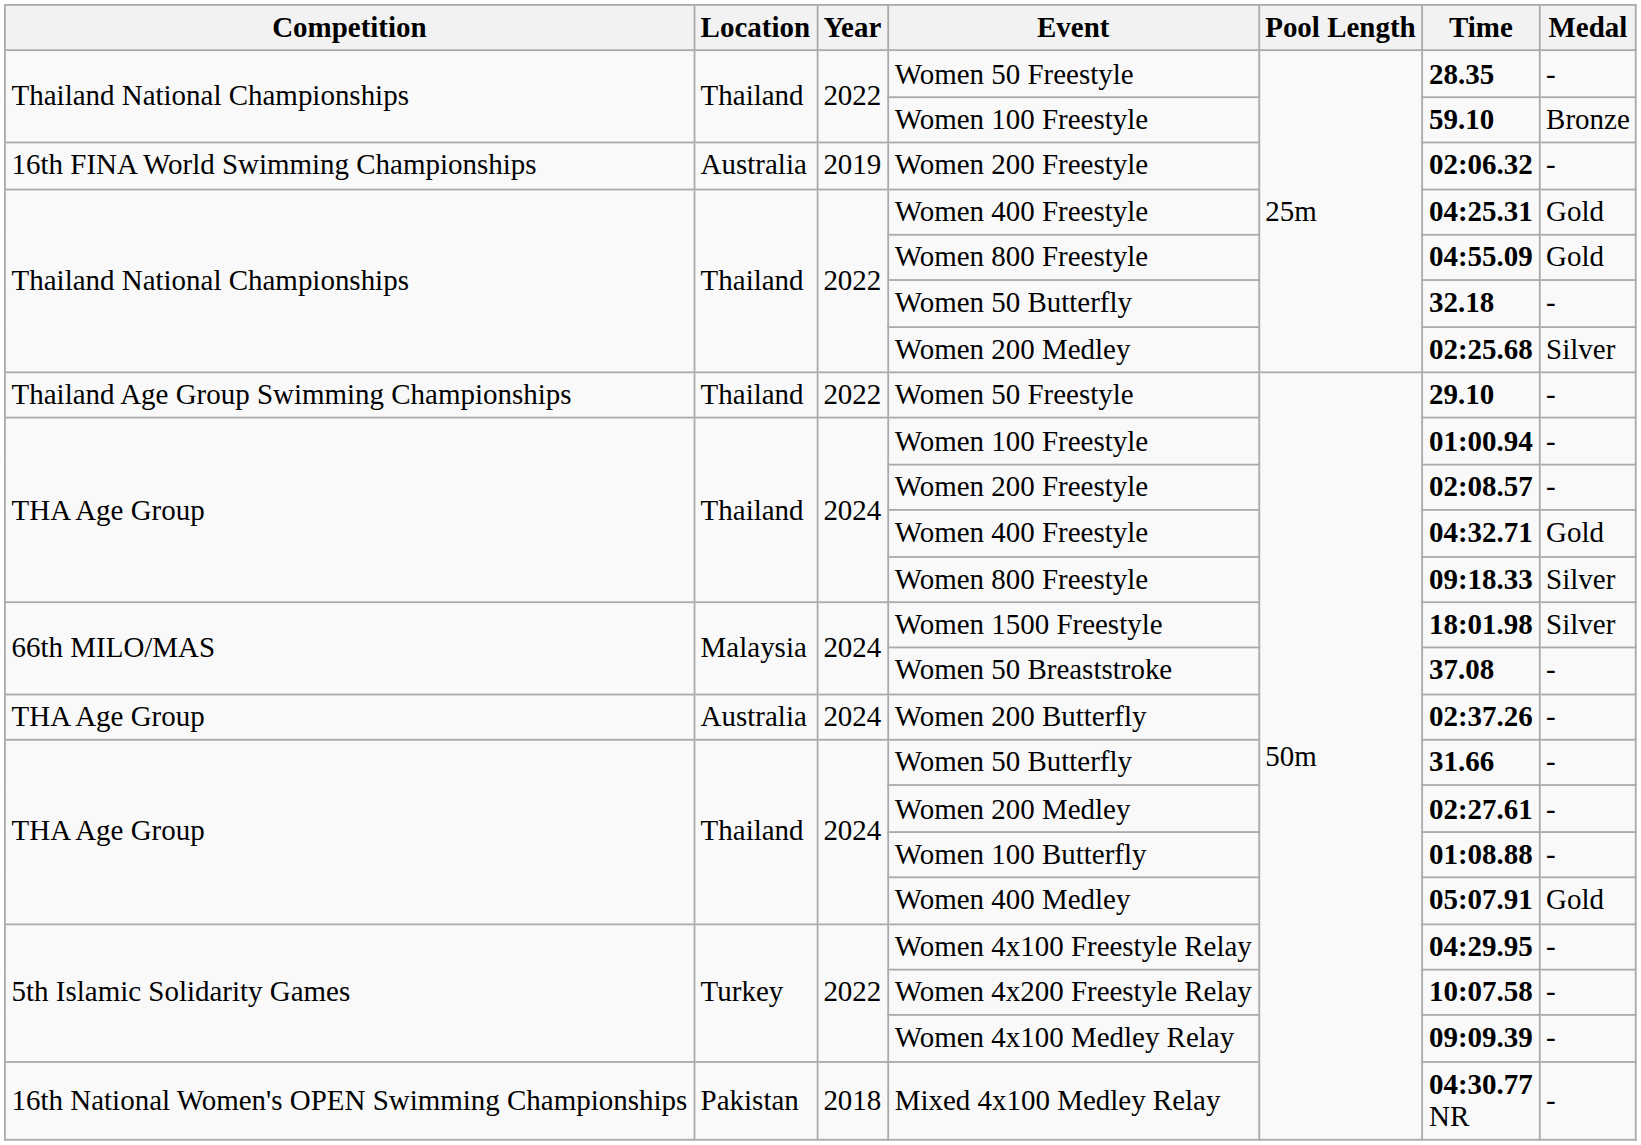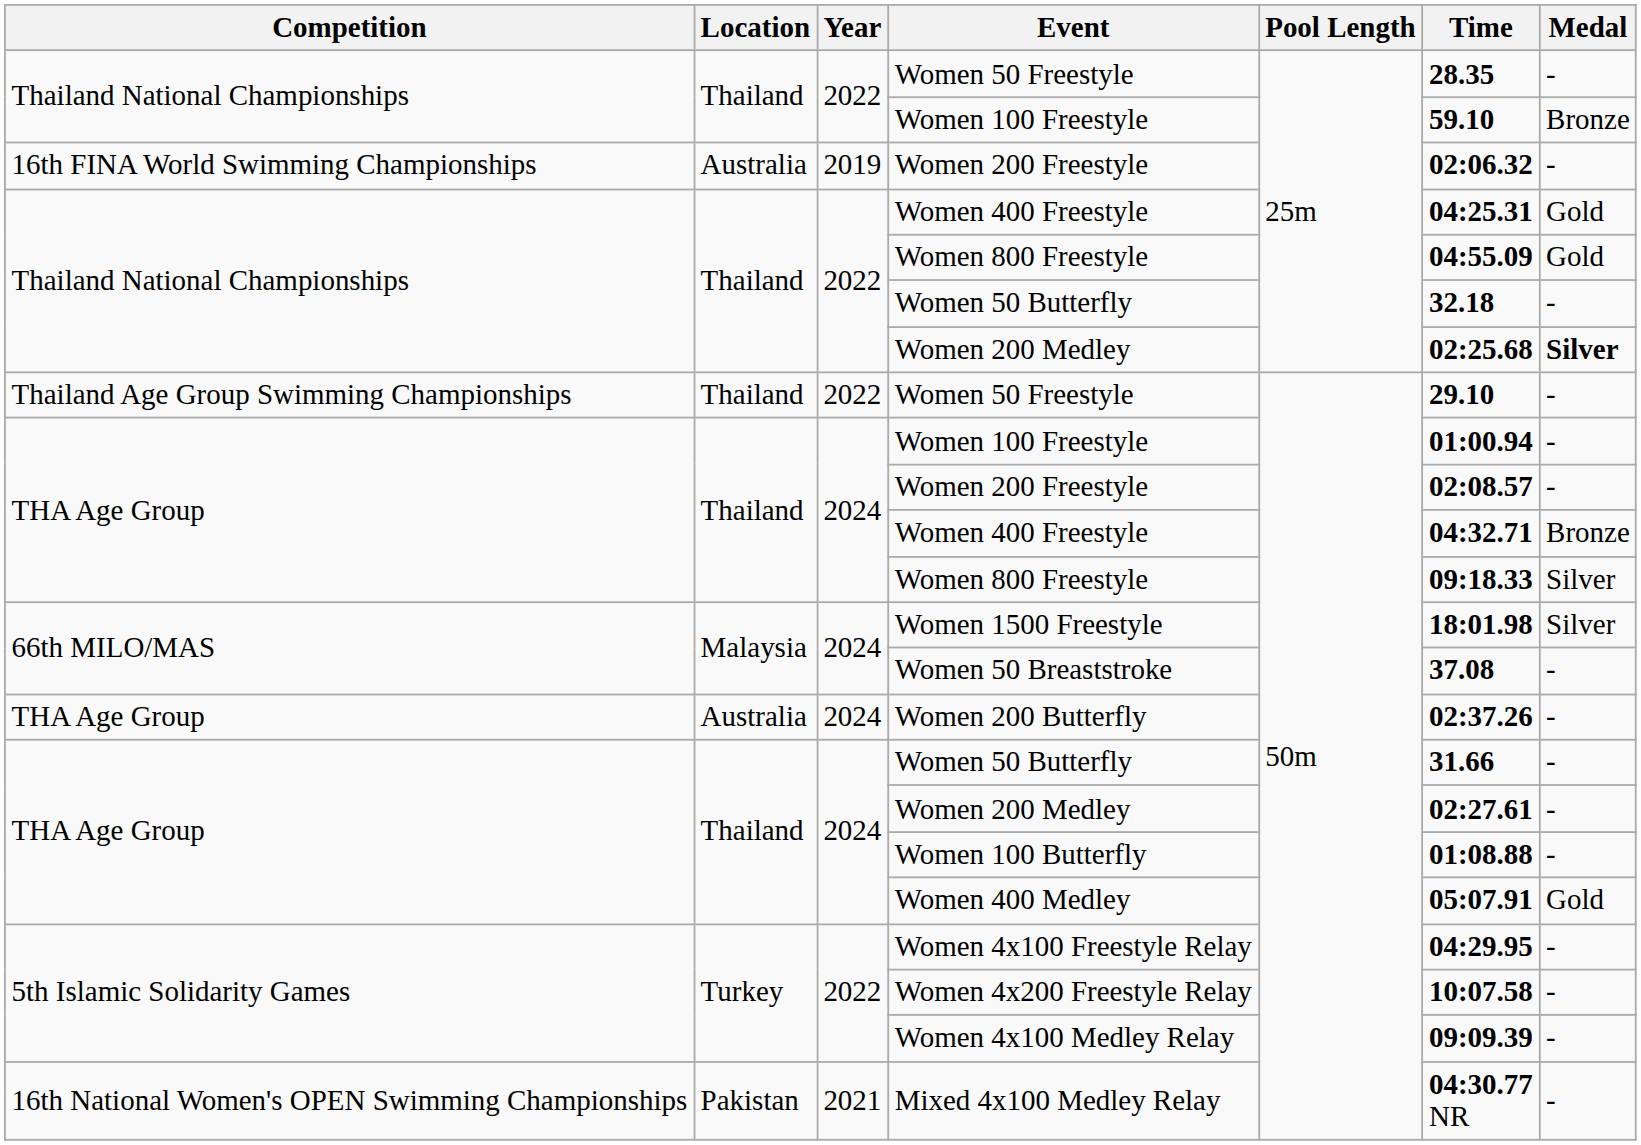(1581, 348) normal -> (1582, 348) bold
(1575, 532) Gold -> (1588, 532) Bronze
(852, 1100) 2018 -> (852, 1100) 2021
